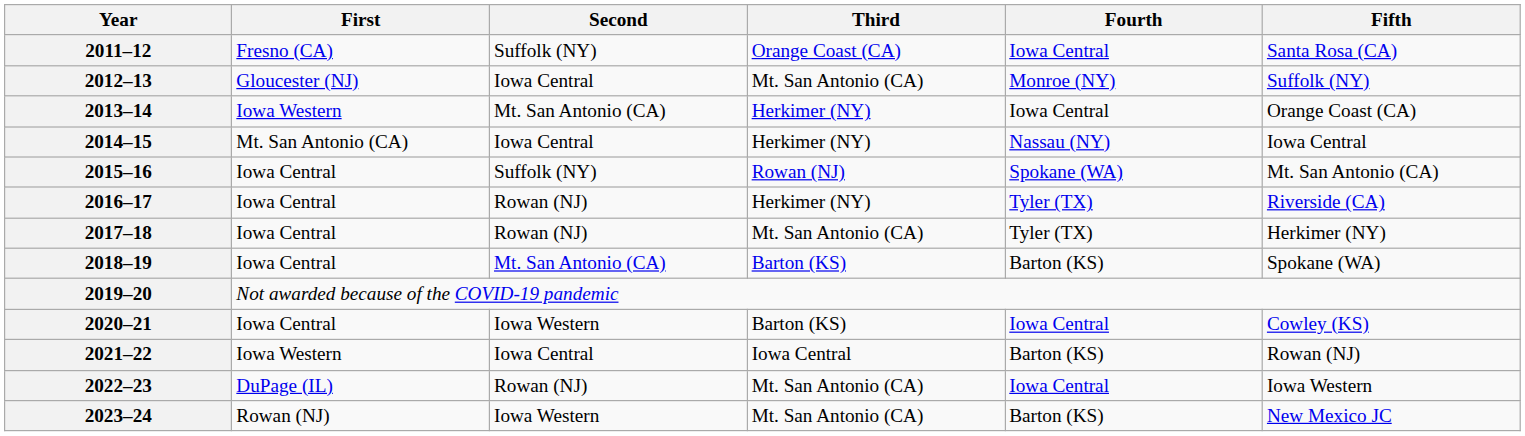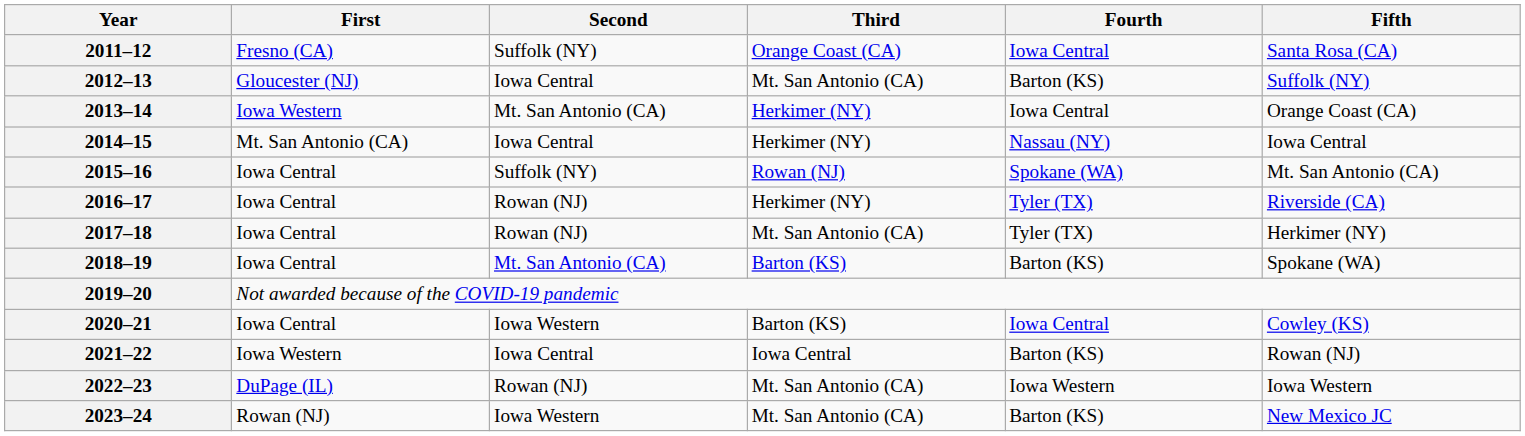(1062, 80) Monroe (NY) -> (1056, 80) Barton (KS)
(1059, 385) Iowa Central -> (1062, 385) Iowa Western
